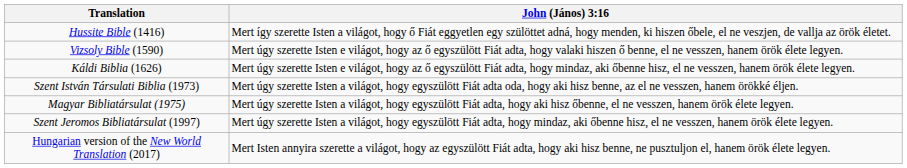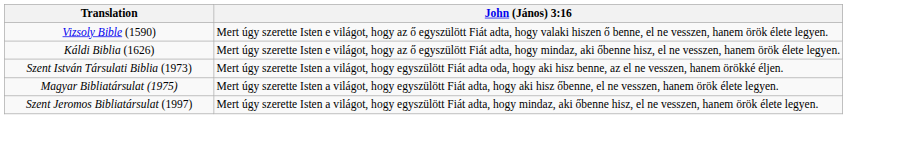- row: (117, 31)
- row: (117, 148)
